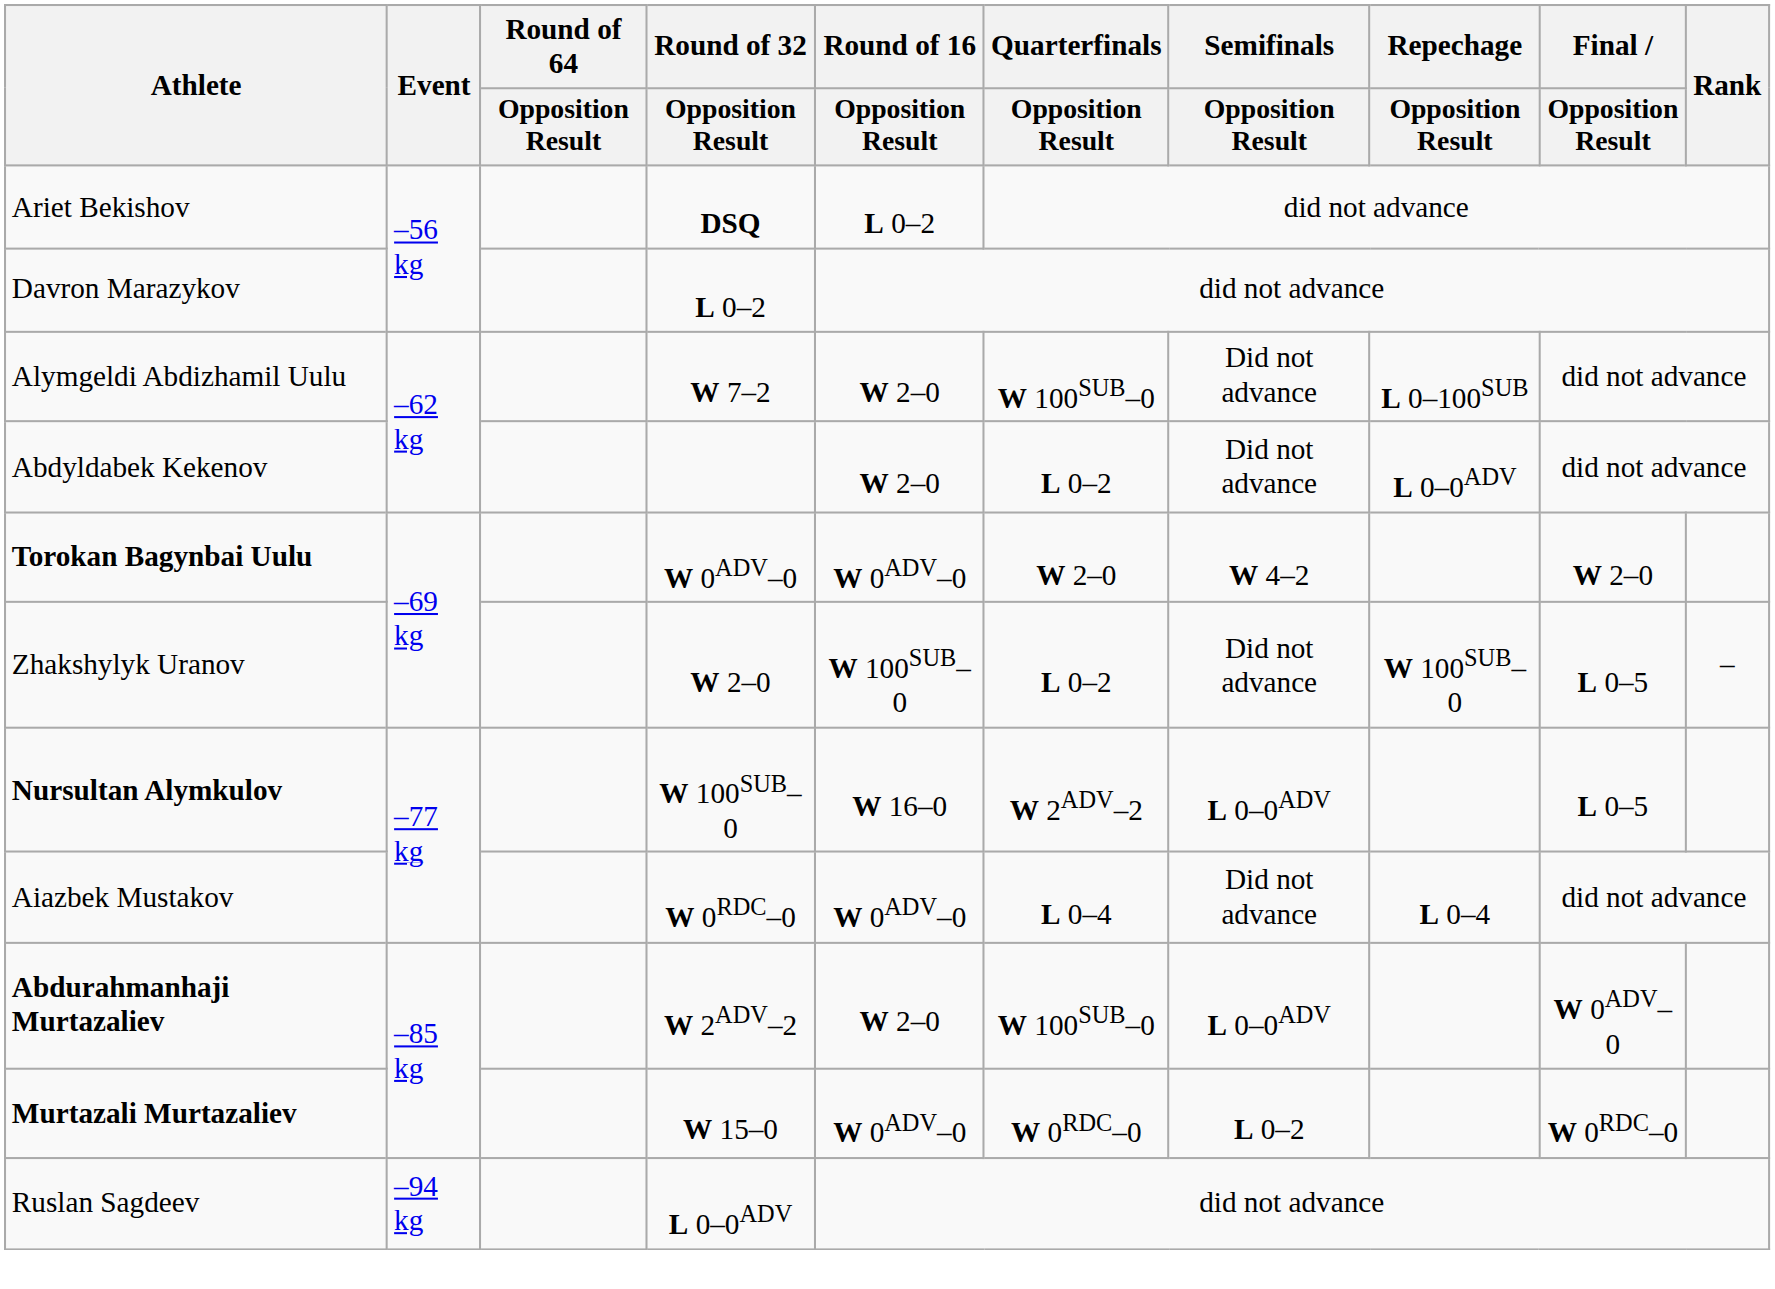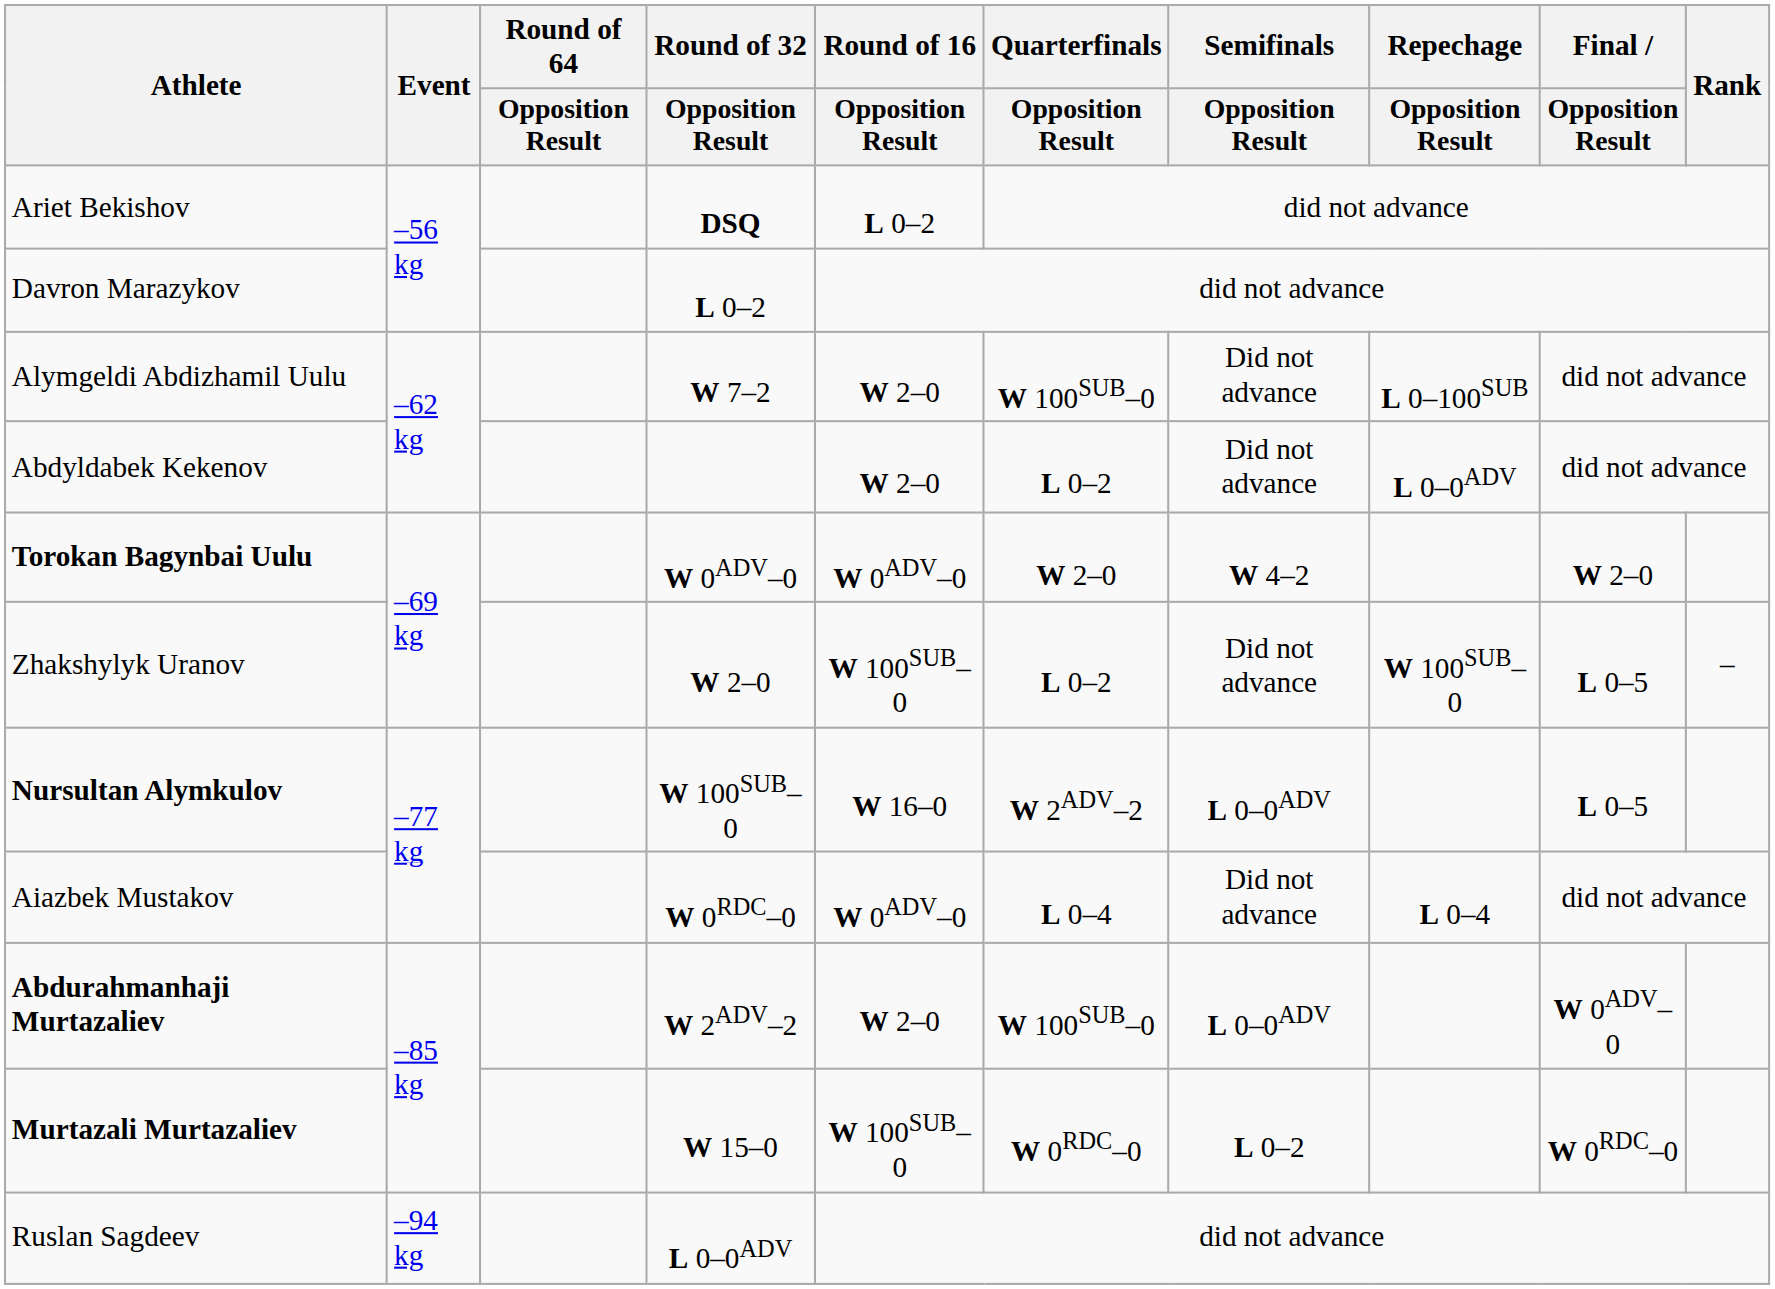(900, 1130) W 0ADV–0 -> (900, 1147) W 100SUB–0
